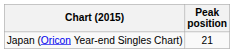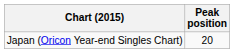(207, 40) 21 -> (207, 40) 20
